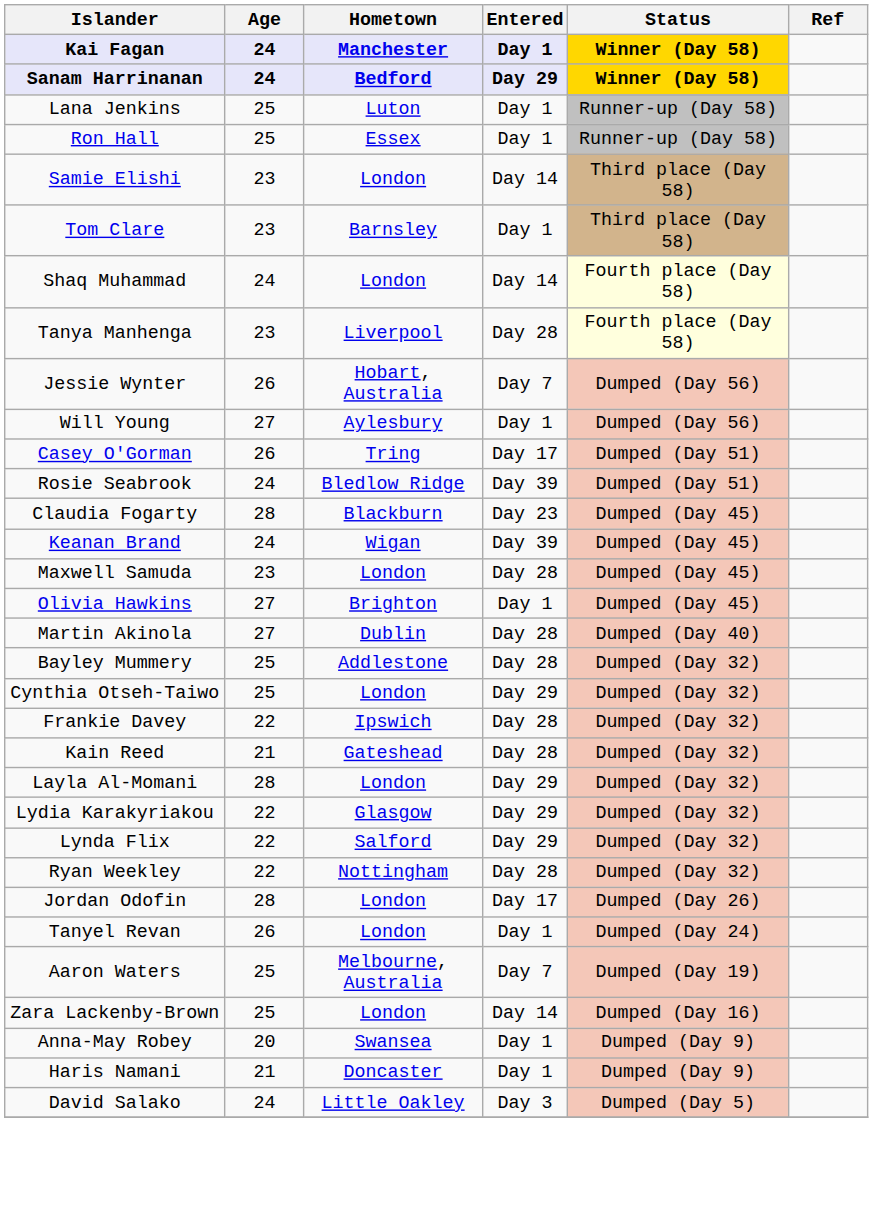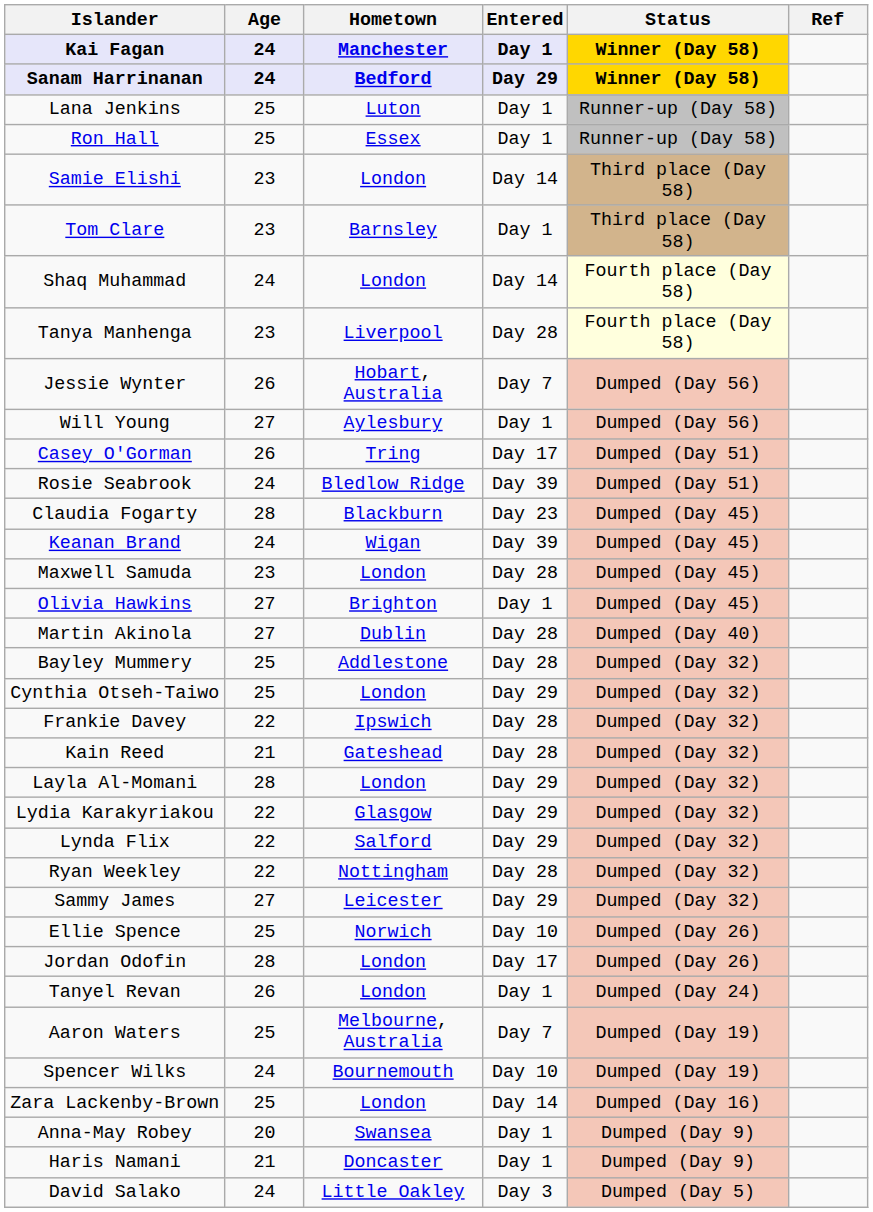+ row: (115, 902)
+ row: (115, 932)
+ row: (115, 1073)
